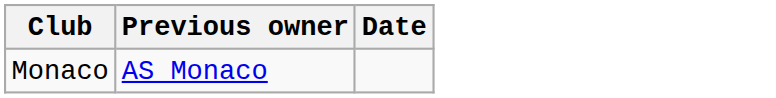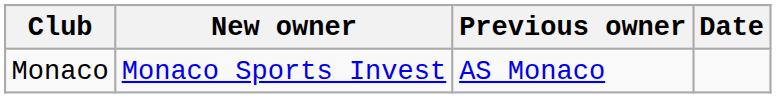+ column: (284, 27)
